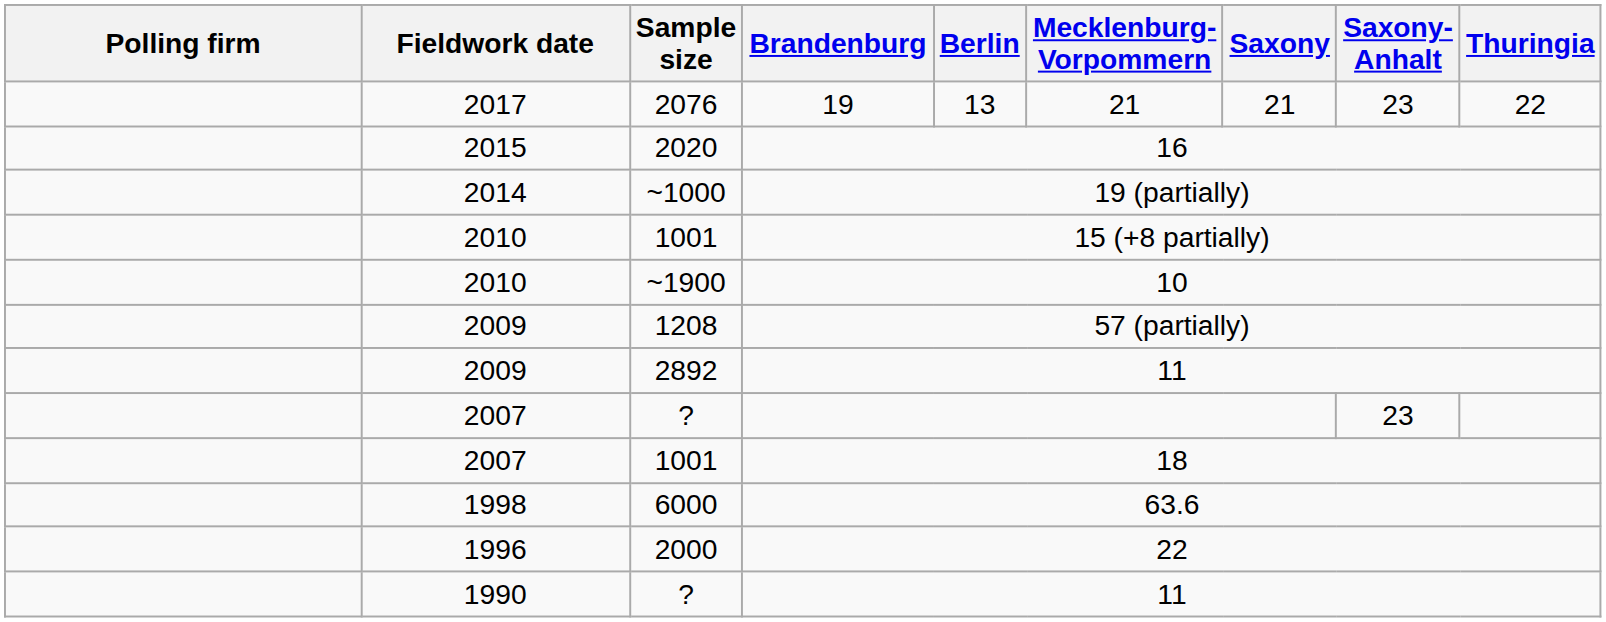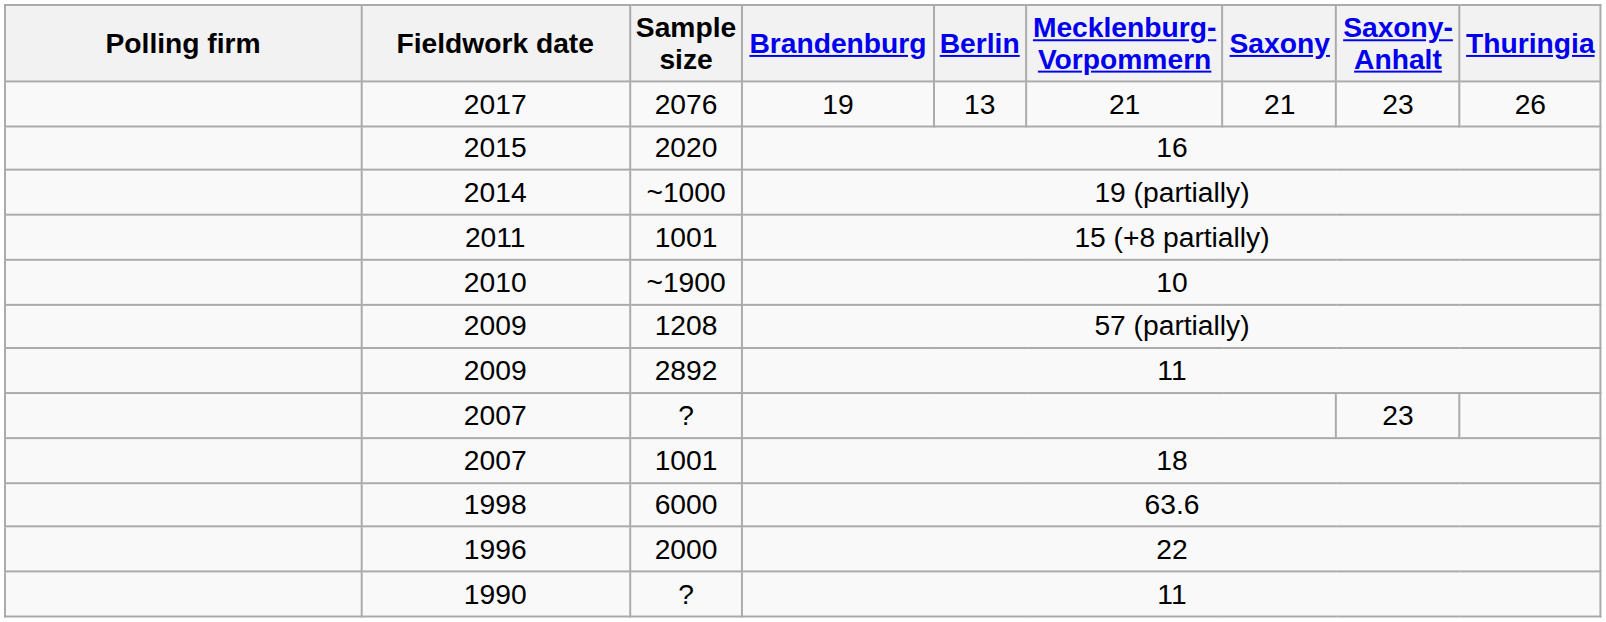(1530, 104) 22 -> (1530, 104) 26
(495, 237) 2010 -> (495, 237) 2011
